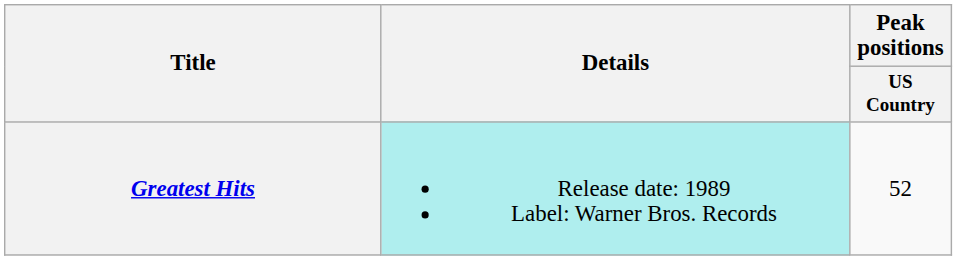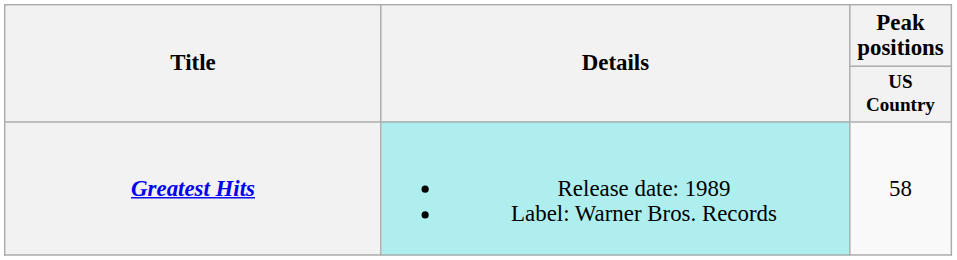(900, 188) 52 -> (900, 188) 58
